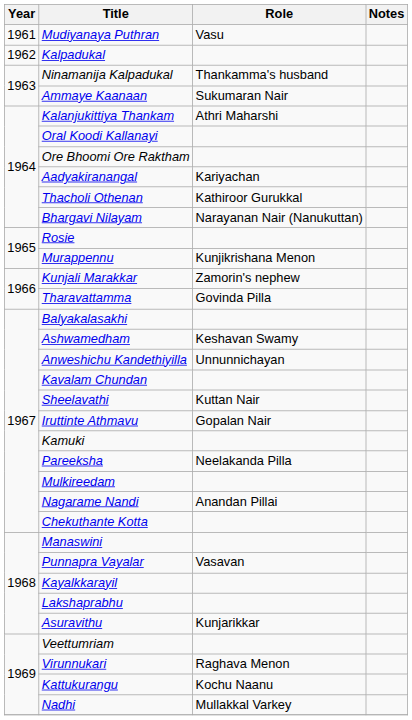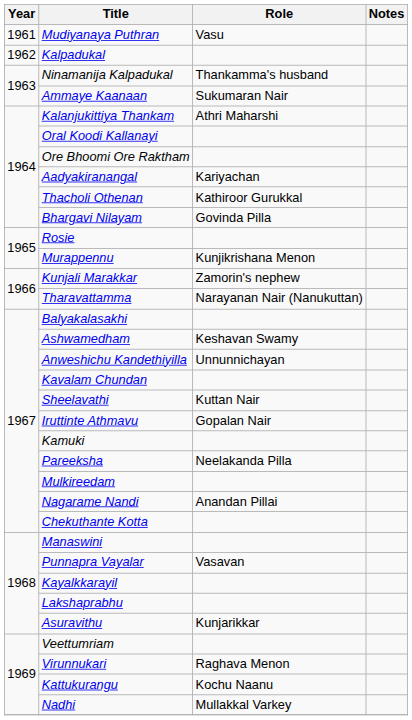(279, 217) Narayanan Nair (Nanukuttan) -> (233, 217) Govinda Pilla
(233, 298) Govinda Pilla -> (279, 298) Narayanan Nair (Nanukuttan)
